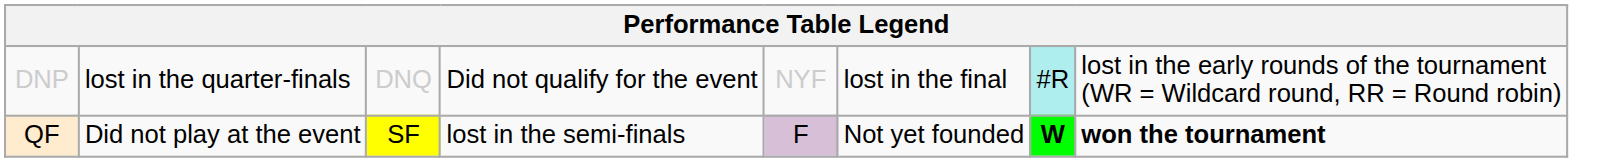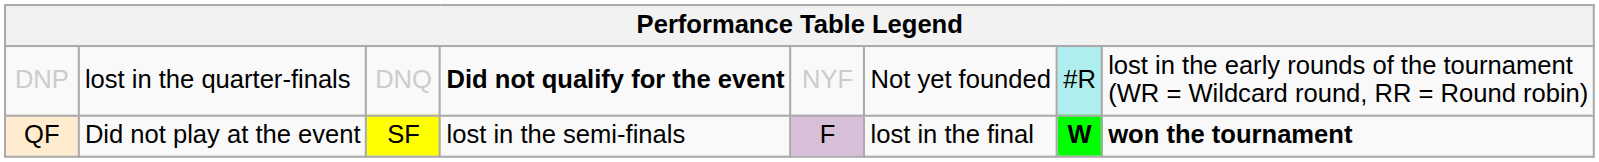(602, 81) normal -> (616, 81) bold
(925, 81) lost in the final -> (961, 81) Not yet founded
(934, 137) Not yet founded -> (952, 137) lost in the final
